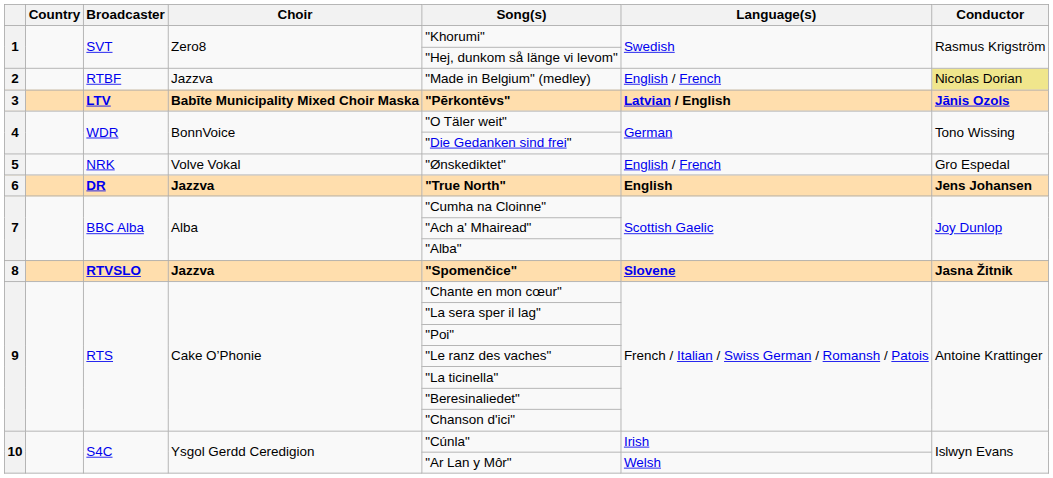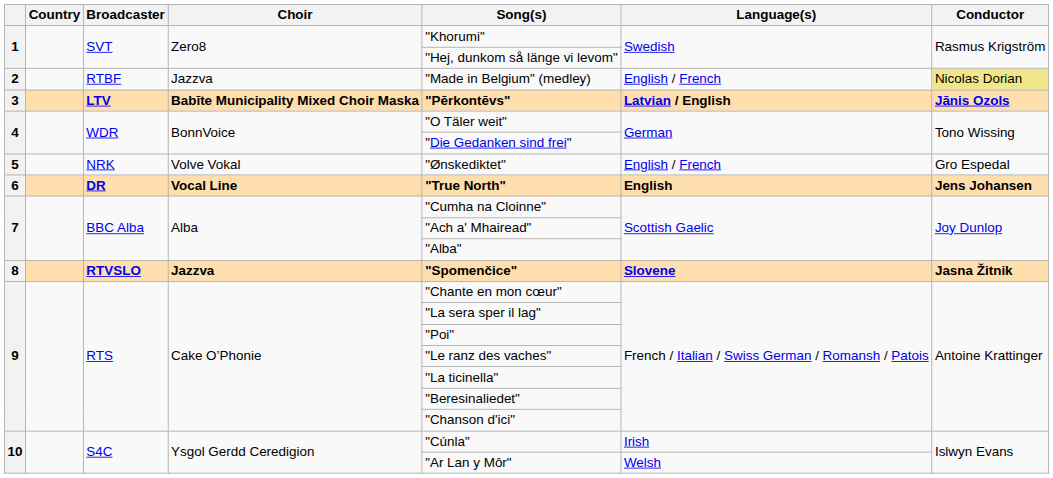(193, 185) Jazzva -> (204, 185) Vocal Line
